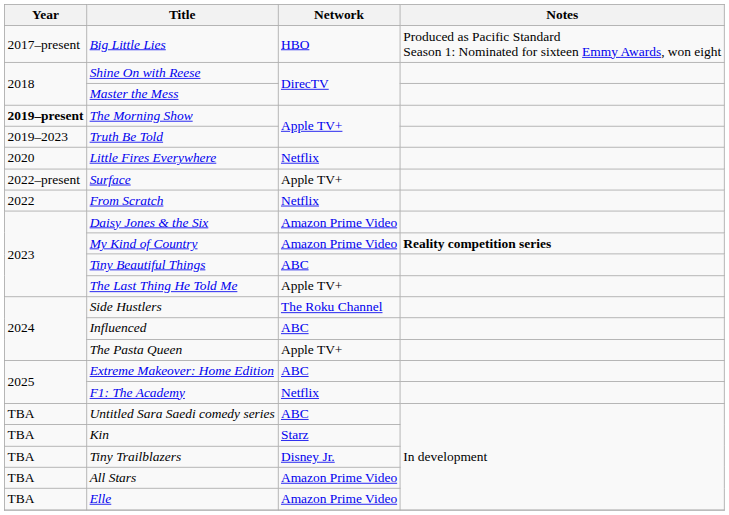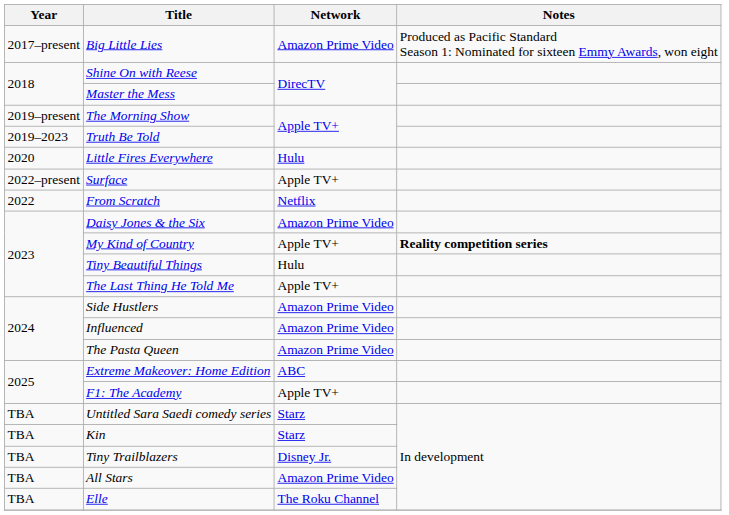(295, 44) HBO -> (336, 44) Amazon Prime Video
(45, 115) bold -> (44, 115) normal
(300, 158) Netflix -> (291, 158) Hulu
(339, 243) Amazon Prime Video -> (308, 243) Apple TV+
(295, 264) ABC -> (291, 264) Hulu
(332, 307) The Roku Channel -> (336, 307) Amazon Prime Video
(295, 328) ABC -> (336, 328) Amazon Prime Video
(312, 350) Apple TV+ -> (336, 350) Amazon Prime Video
(300, 392) Netflix -> (308, 392) Apple TV+
(295, 413) ABC -> (291, 413) Starz
(339, 499) Amazon Prime Video -> (328, 499) The Roku Channel
